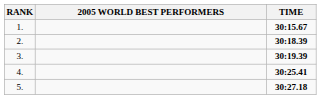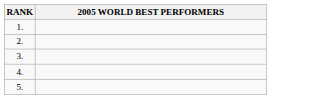- column: (291, 12)
